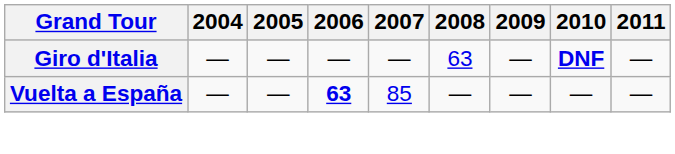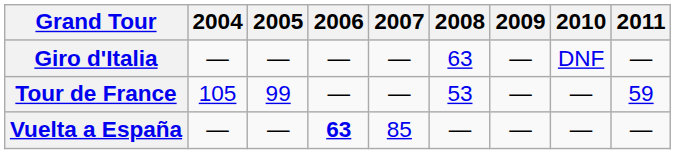(581, 58) bold -> (581, 58) normal
+ row: (96, 93)
